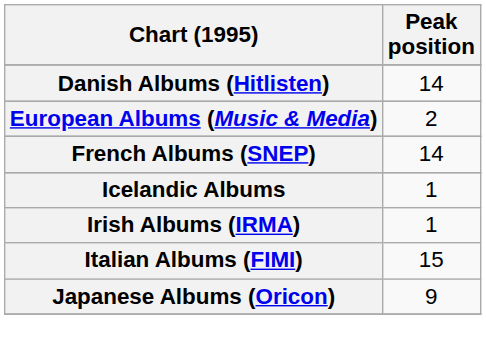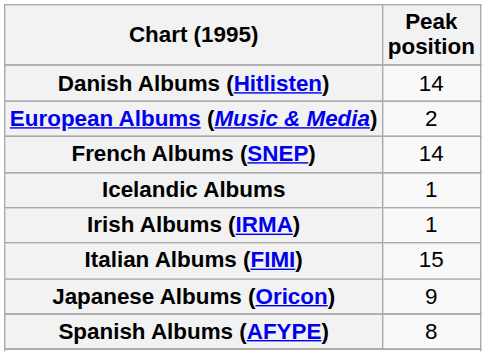+ row: (194, 331)
